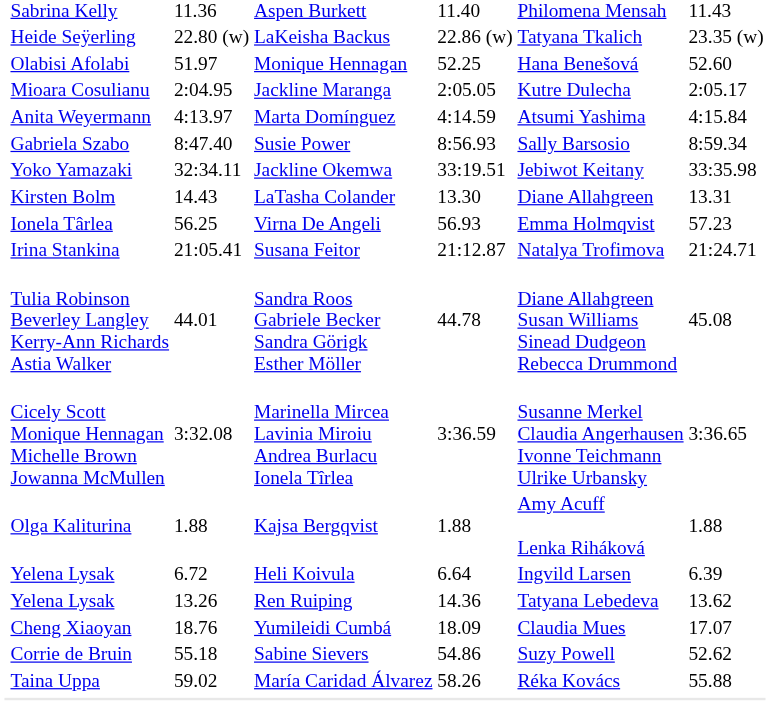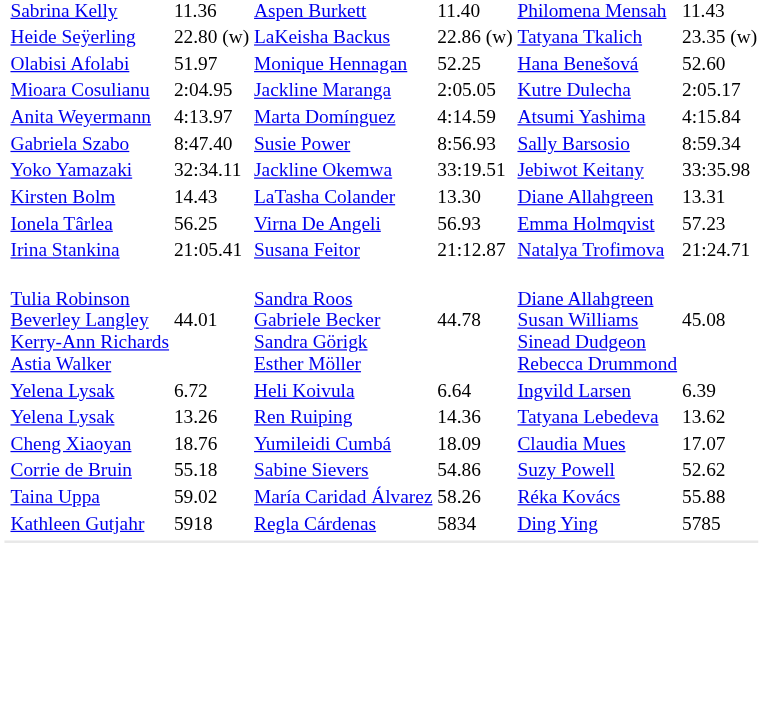- row: (88, 444)
- row: (71, 525)
+ row: (77, 523)
